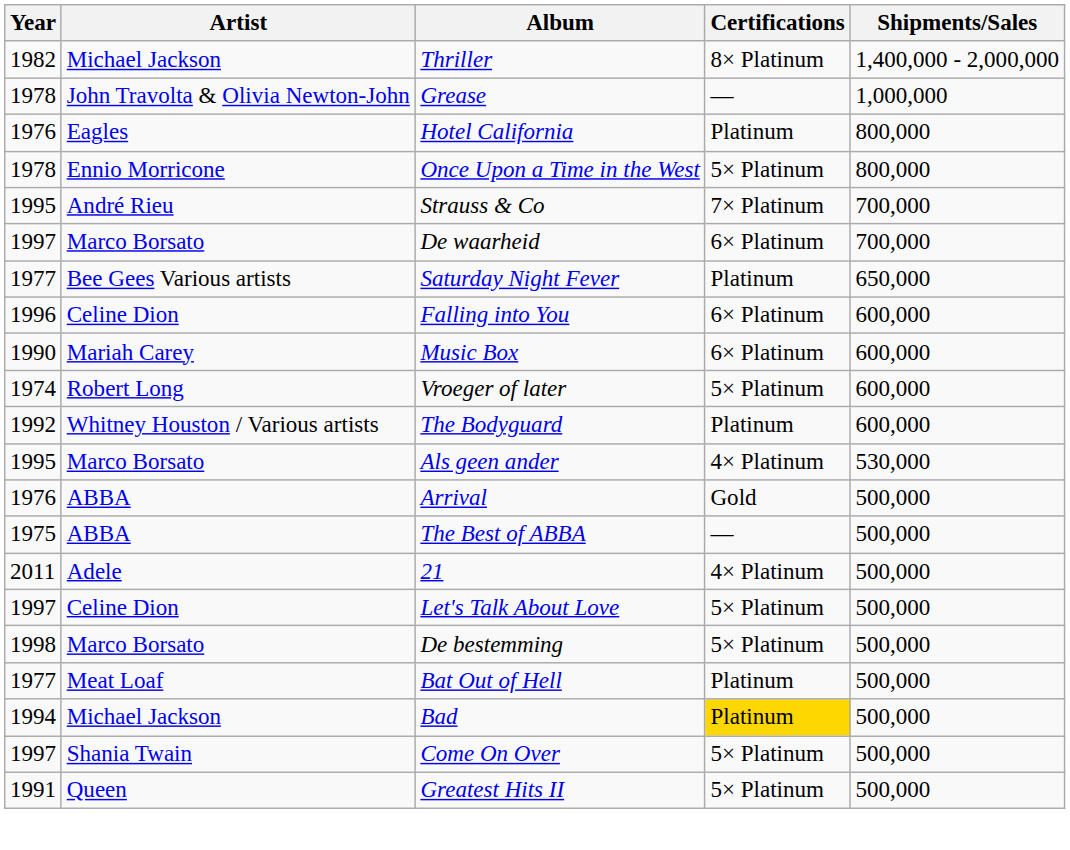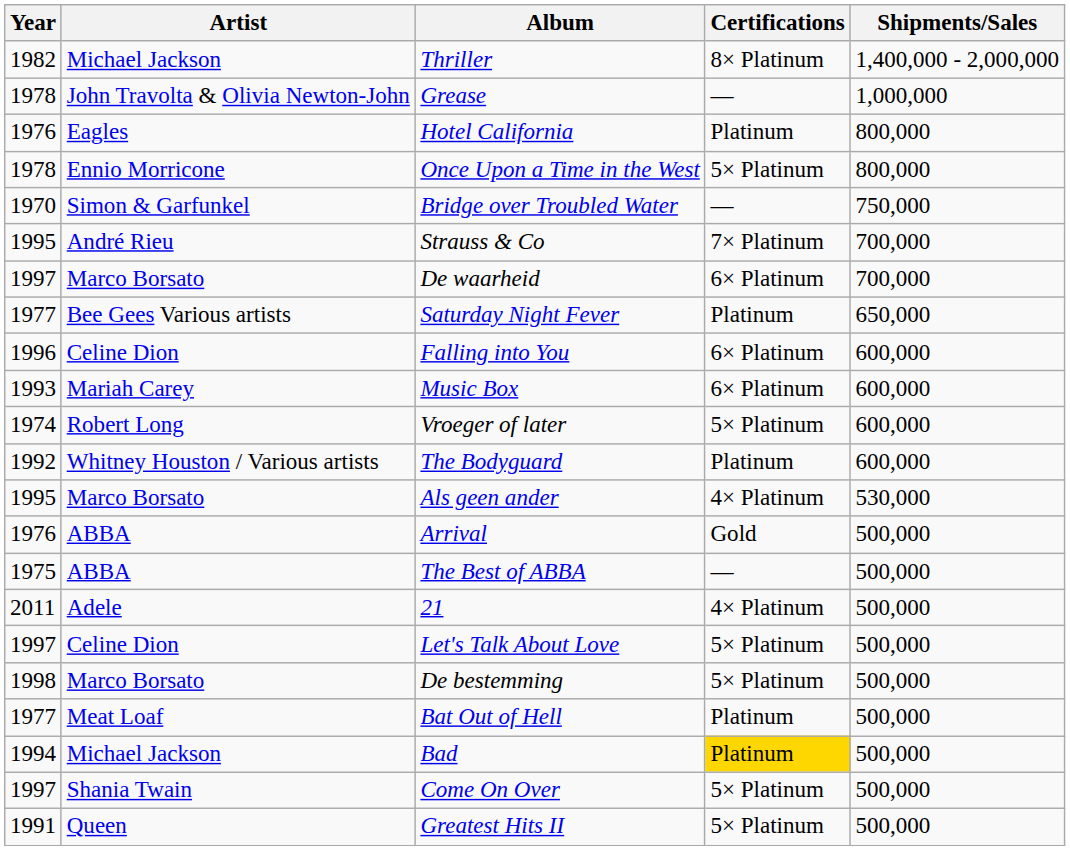+ row: (549, 205)
(33, 351) 1990 -> (33, 388) 1993
